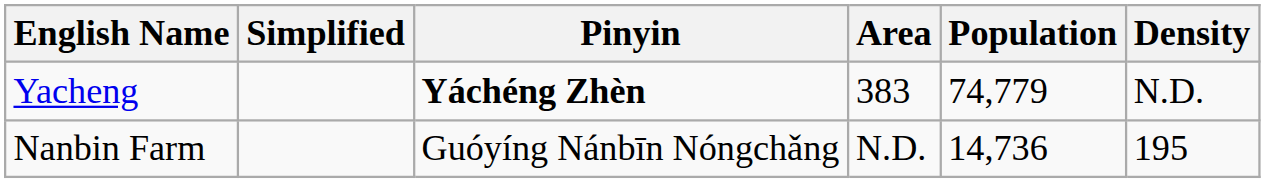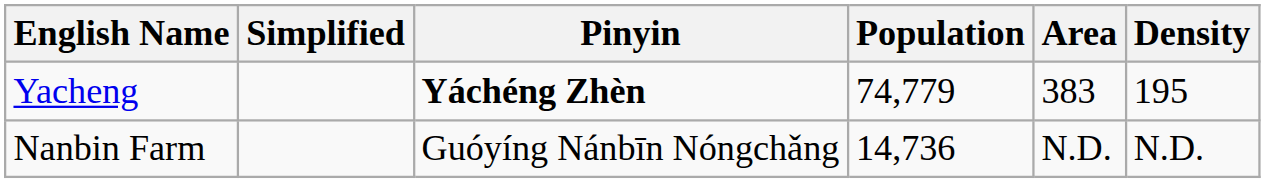columns swapped: (894, 33) <-> (1033, 33)
(1169, 90) N.D. -> (1161, 90) 195
(1161, 147) 195 -> (1169, 147) N.D.
